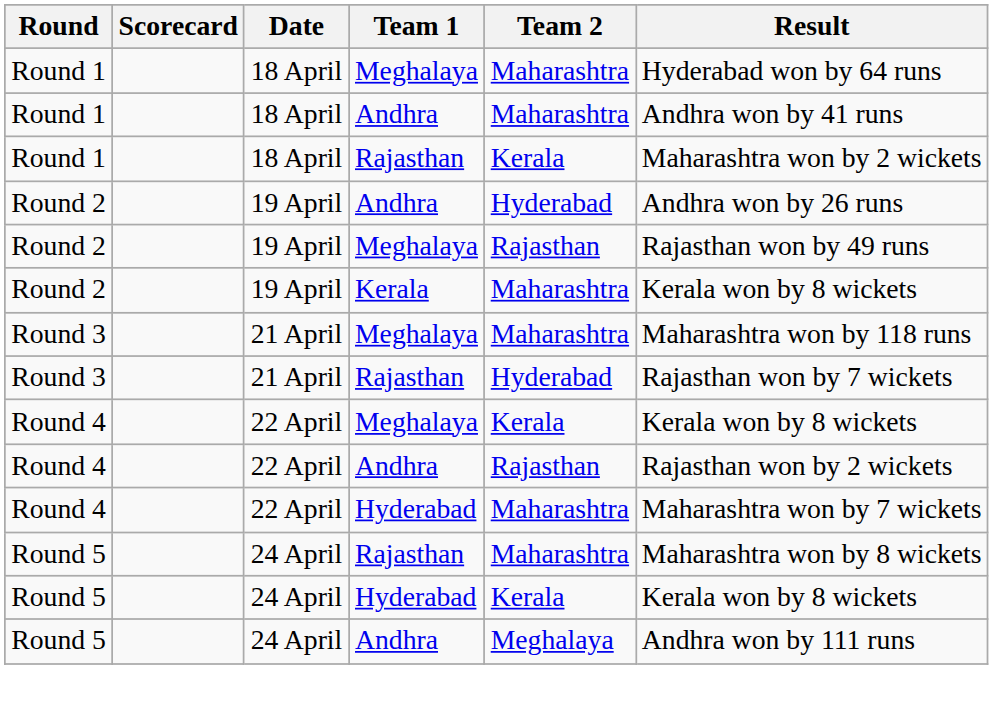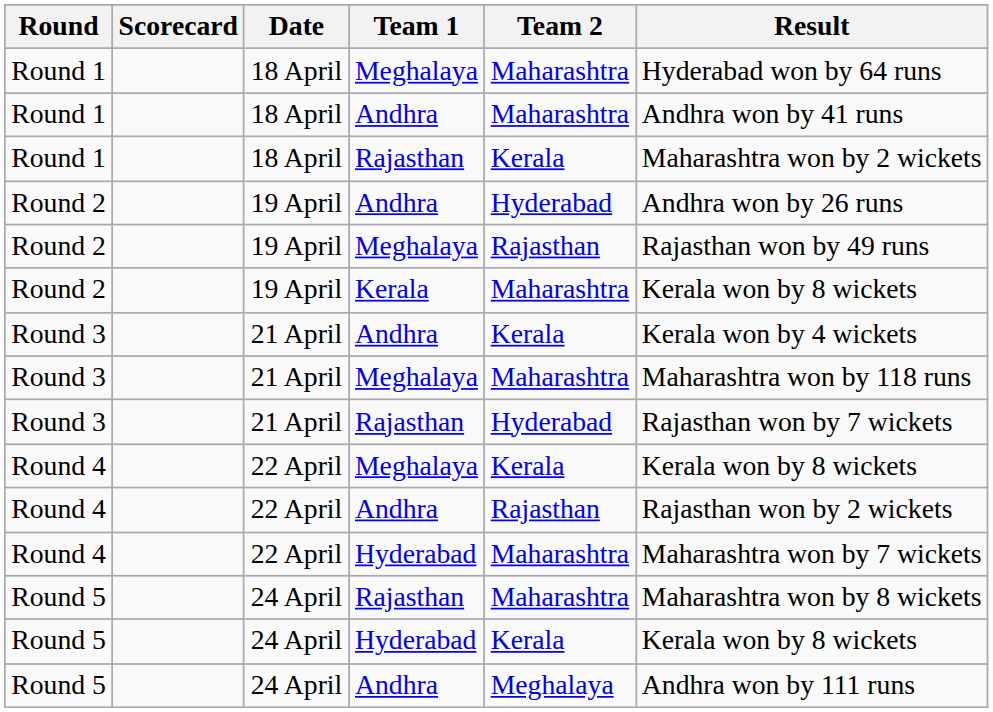+ row: (59, 333)
